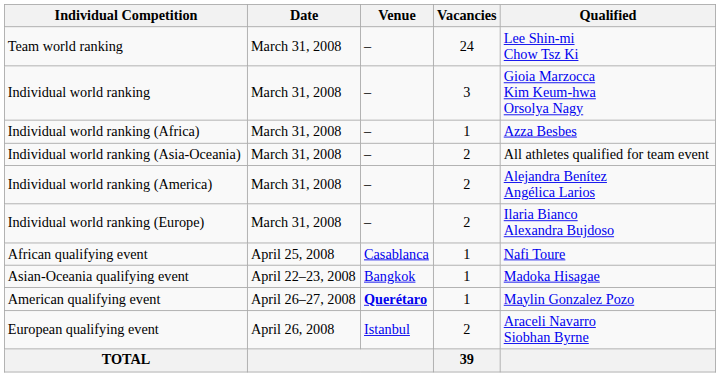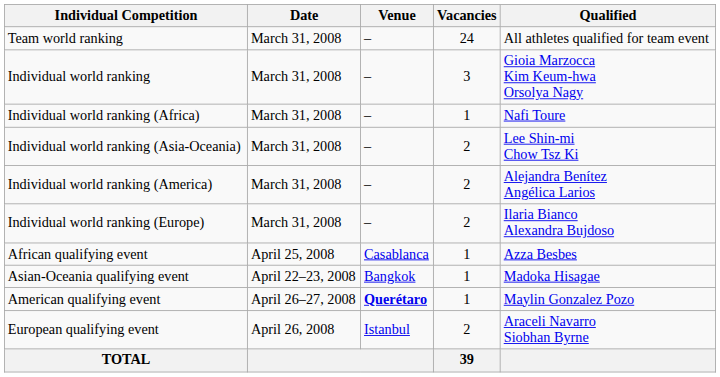(541, 46) Lee Shin-mi Chow Tsz Ki -> (606, 38) All athletes qualified for team event
(540, 131) Azza Besbes -> (535, 115) Nafi Toure
(606, 154) All athletes qualified for team event -> (541, 146) Lee Shin-mi Chow Tsz Ki
(535, 253) Nafi Toure -> (540, 253) Azza Besbes
